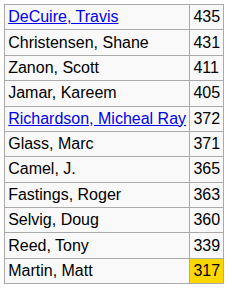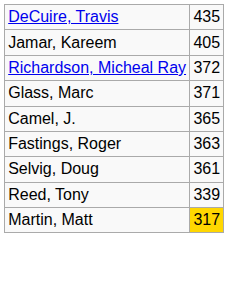- row: (78, 42)
- row: (54, 67)
(207, 220) 360 -> (207, 169) 361
